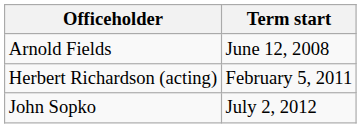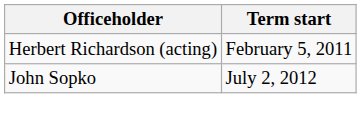- row: (60, 48)
